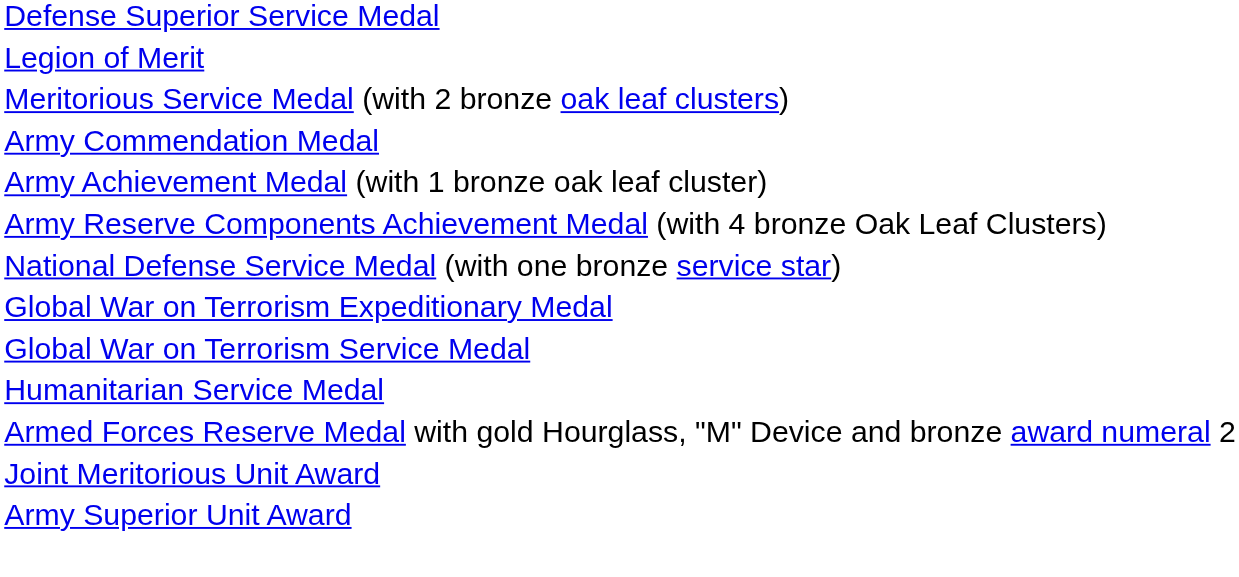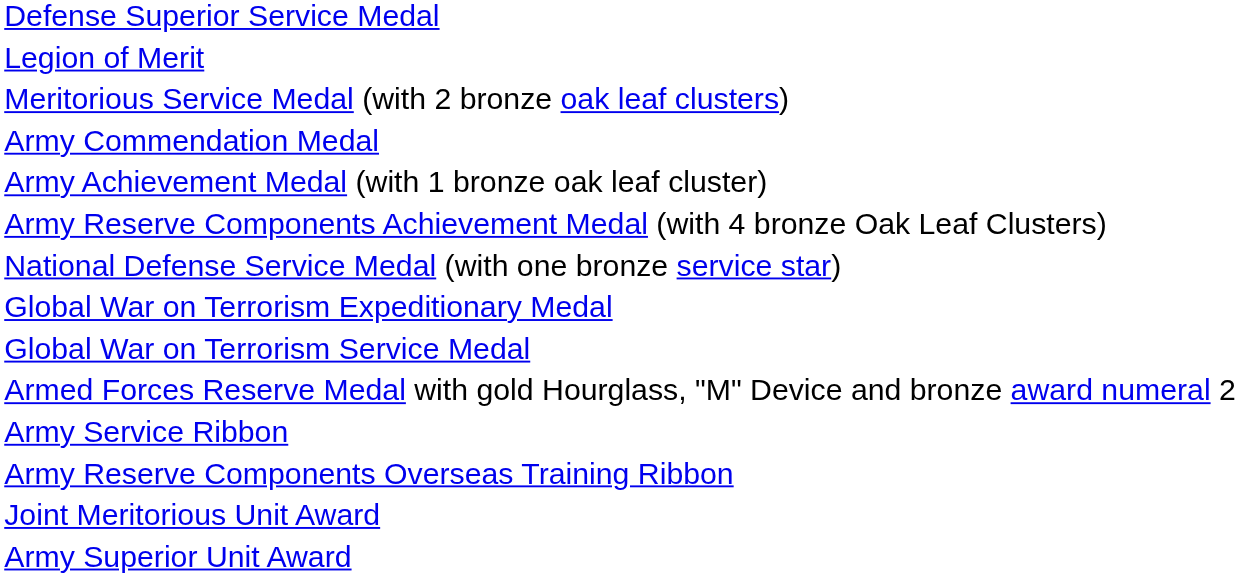- row: (194, 390)
+ row: (146, 432)
+ row: (369, 473)
